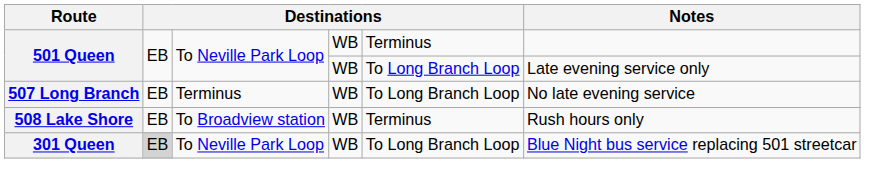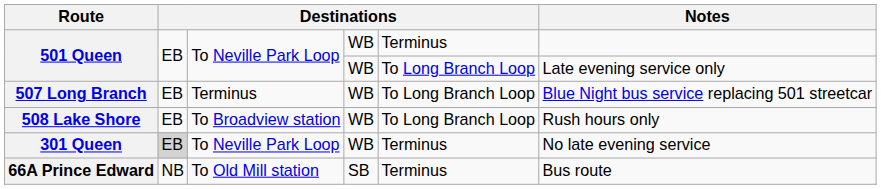(611, 94) No late evening service -> (707, 94) Blue Night bus service replacing 501 streetcar
(399, 119) Terminus -> (458, 119) To Long Branch Loop
(443, 145) To Long Branch Loop -> (414, 145) Terminus
(692, 145) Blue Night bus service replacing 501 streetcar -> (627, 145) No late evening service
+ row: (81, 171)
